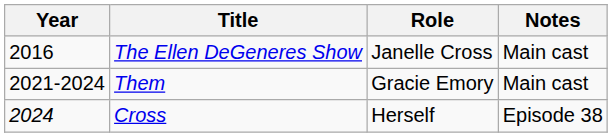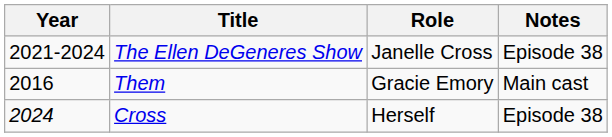(31, 52) 2016 -> (57, 52) 2021-2024
(545, 52) Main cast -> (553, 52) Episode 38
(57, 83) 2021-2024 -> (31, 83) 2016
